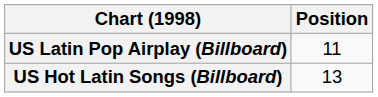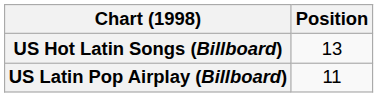rows swapped: (148, 77) <-> (148, 48)
